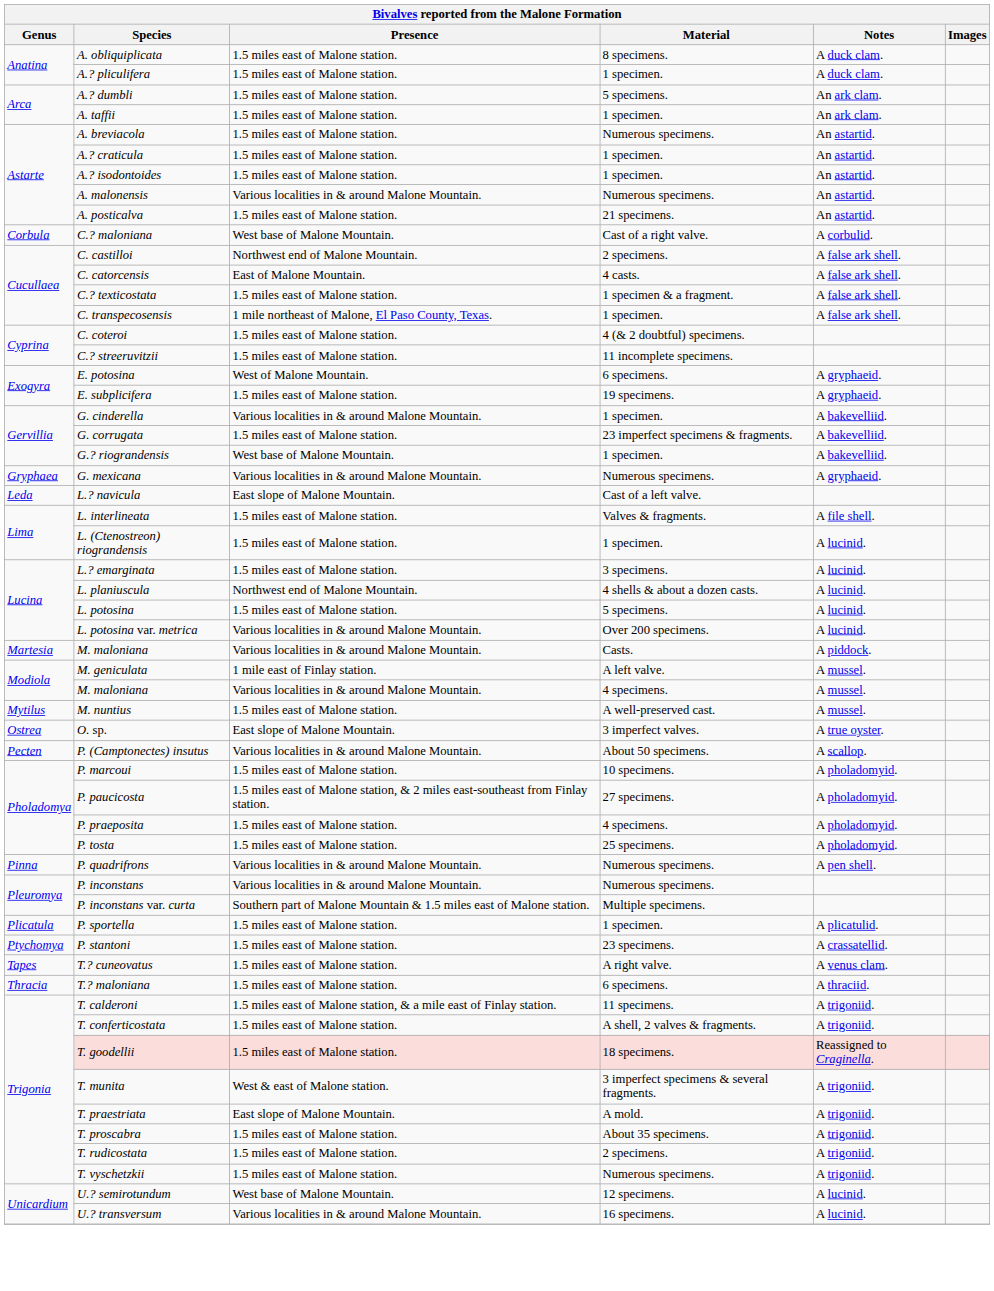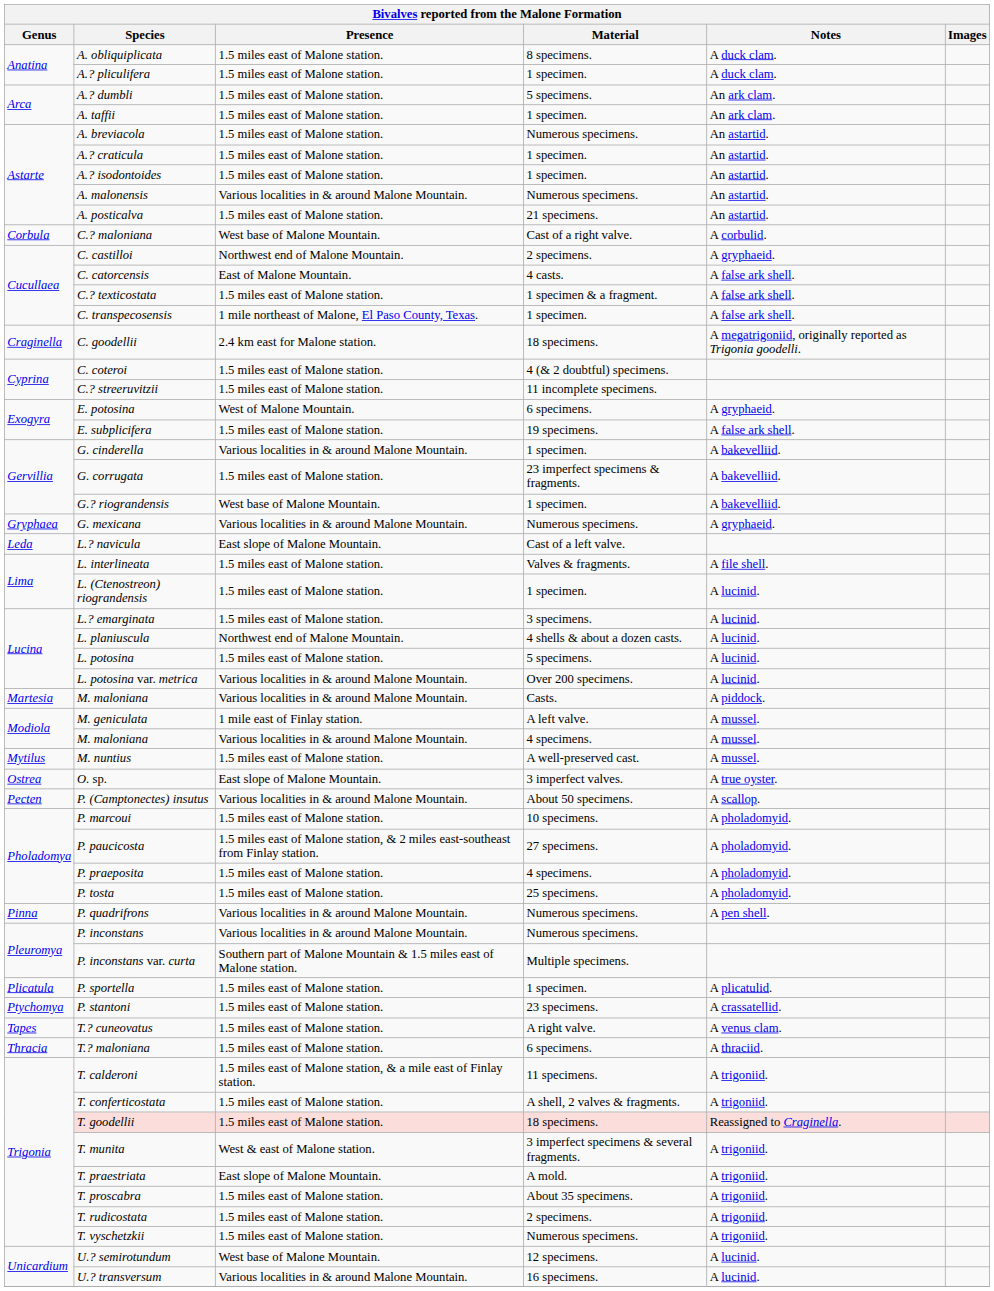(858, 255) A false ark shell. -> (742, 255) A gryphaeid.
+ row: (107, 342)
(849, 395) A gryphaeid. -> (752, 429) A false ark shell.
